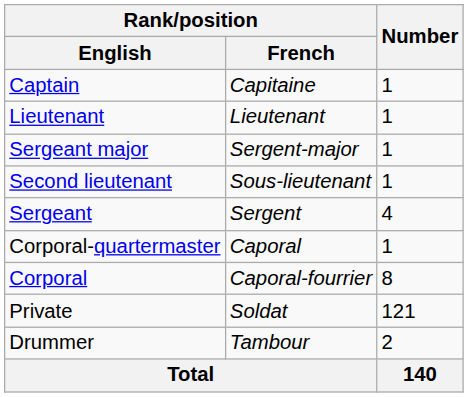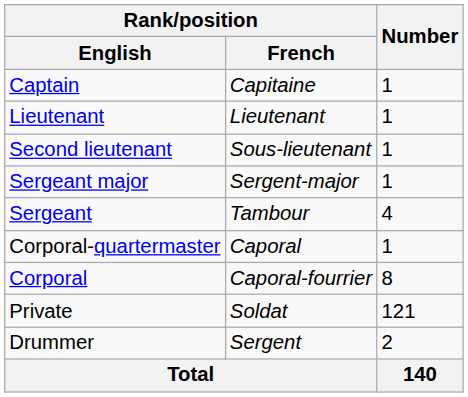rows swapped: (91, 181) <-> (79, 149)
(265, 213) Sergent -> (270, 213) Tambour
(270, 342) Tambour -> (265, 342) Sergent
